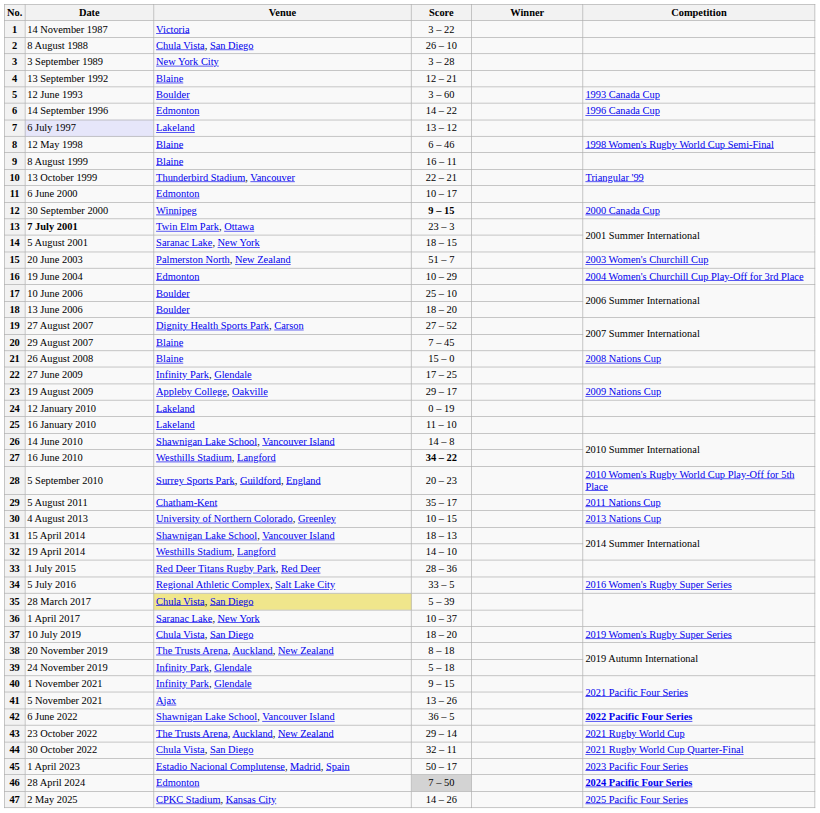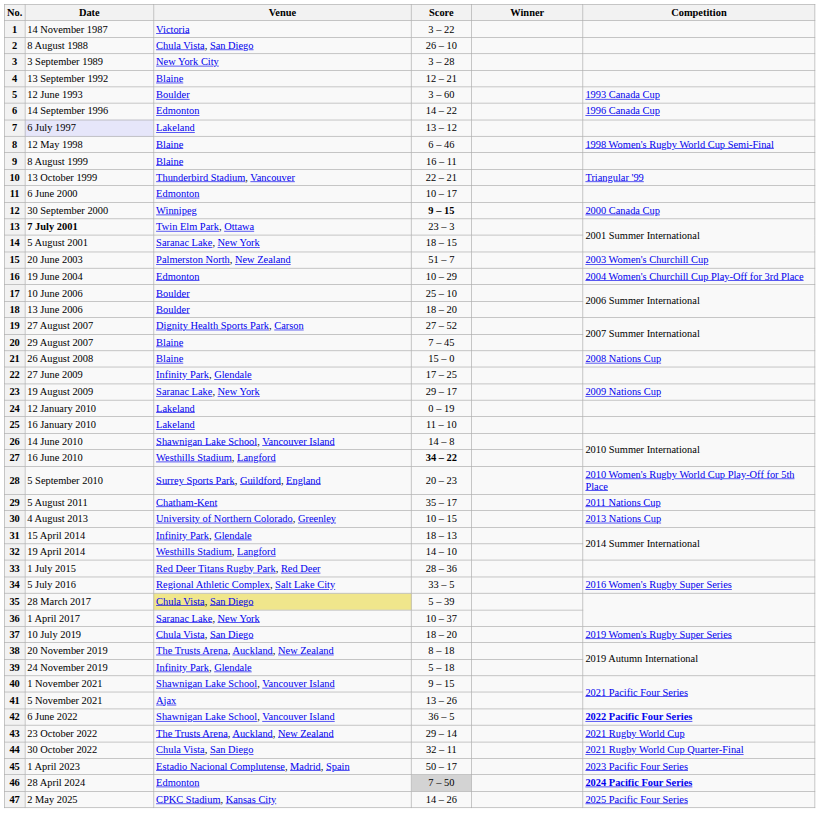(212, 392) Appleby College, Oakville -> (208, 392) Saranac Lake, New York
(245, 535) Shawnigan Lake School, Vancouver Island -> (204, 535) Infinity Park, Glendale
(204, 684) Infinity Park, Glendale -> (245, 684) Shawnigan Lake School, Vancouver Island
